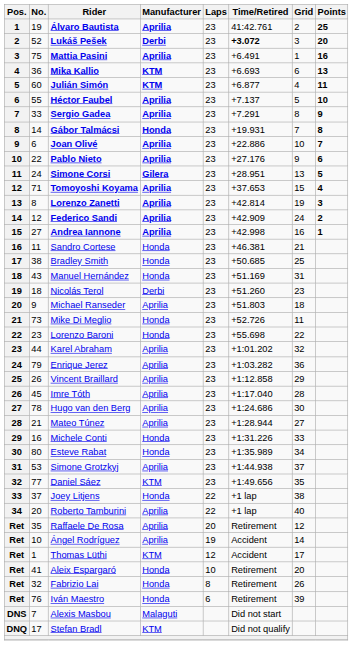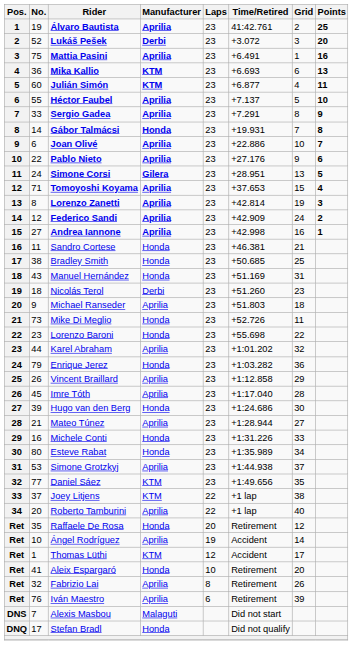(245, 41) bold -> (245, 41) normal
(155, 364) Aprilia -> (156, 364) Honda
(37, 408) 78 -> (37, 408) 39
(155, 408) Aprilia -> (156, 408) Honda
(156, 496) Honda -> (152, 496) KTM
(155, 526) Aprilia -> (156, 526) Honda
(156, 584) Honda -> (155, 584) Aprilia
(156, 599) Honda -> (155, 599) Aprilia
(152, 628) KTM -> (156, 628) Honda
